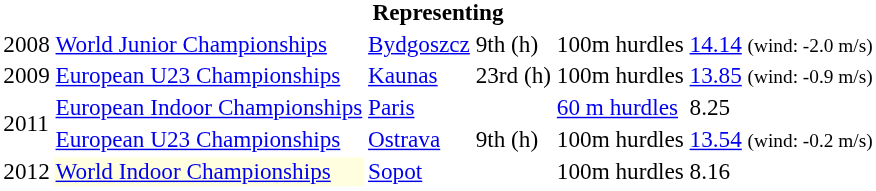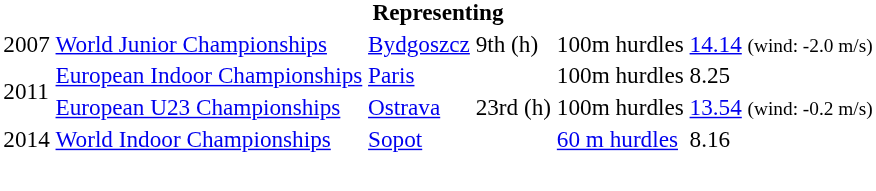(27, 44) 2008 -> (27, 44) 2007
- row: (403, 75)
(617, 107) 60 m hurdles -> (620, 75) 100m hurdles
(507, 139) 9th (h) -> (513, 107) 23rd (h)
(27, 171) 2012 -> (27, 139) 2014
(193, 171) lightyellow background -> (193, 139) no background
(620, 171) 100m hurdles -> (617, 139) 60 m hurdles
